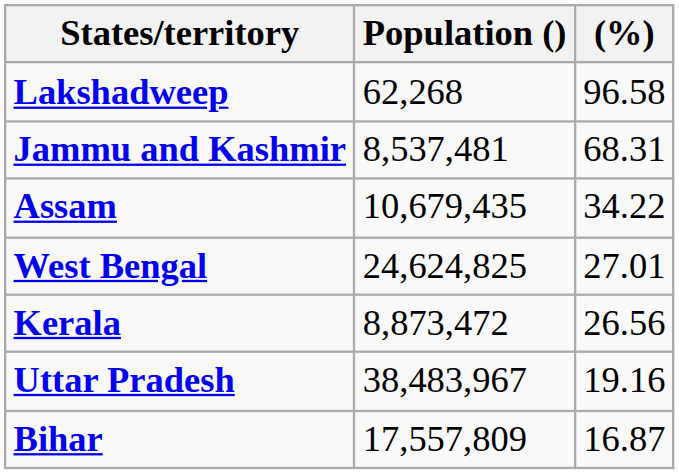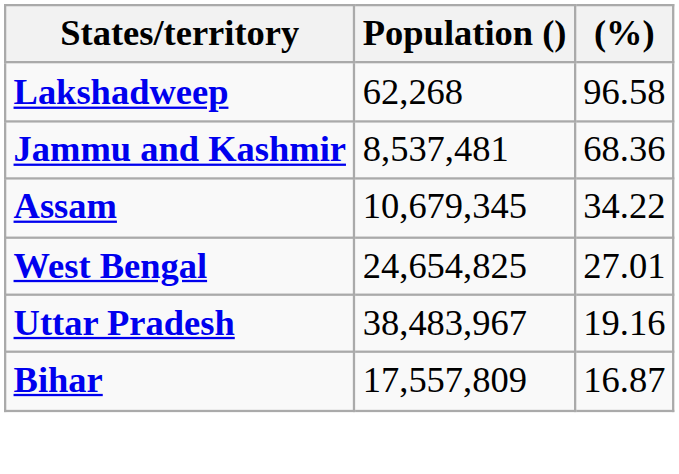(624, 149) 68.31 -> (624, 149) 68.36
(445, 206) 10,679,435 -> (445, 206) 10,679,345
(445, 264) 24,624,825 -> (445, 264) 24,654,825
- row: (67, 322)
